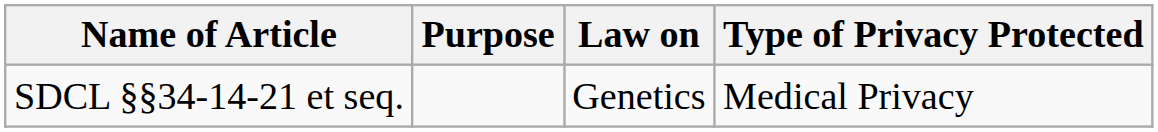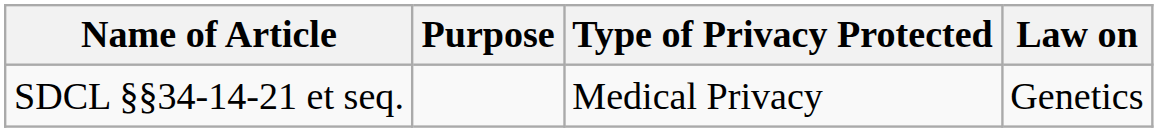columns swapped: (933, 34) <-> (639, 34)
